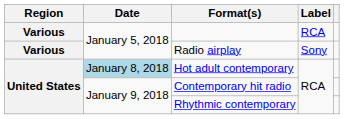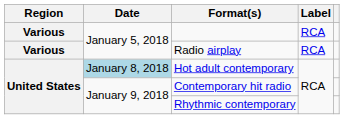(314, 50) Sony -> (313, 50) RCA
